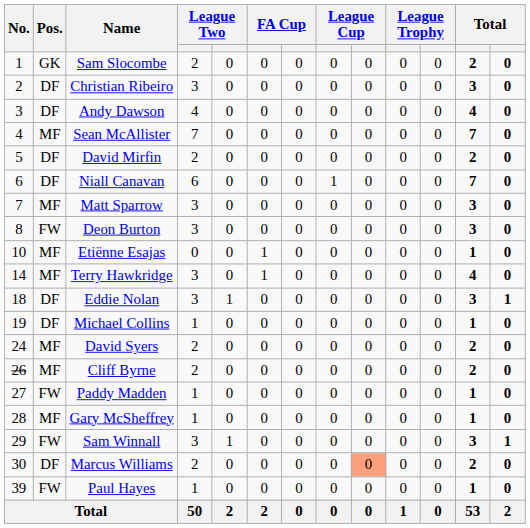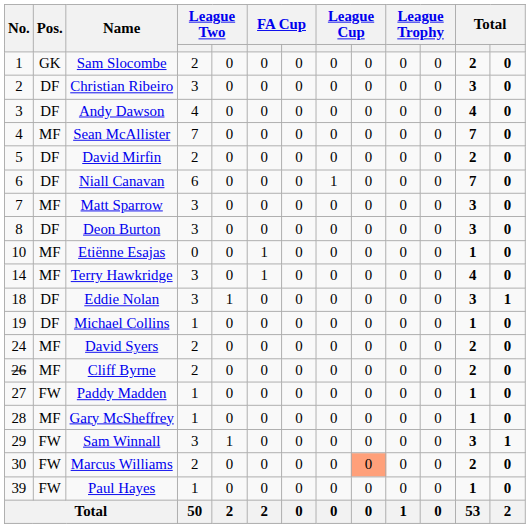(50, 228) FW -> (50, 228) DF
(50, 464) DF -> (50, 464) FW
